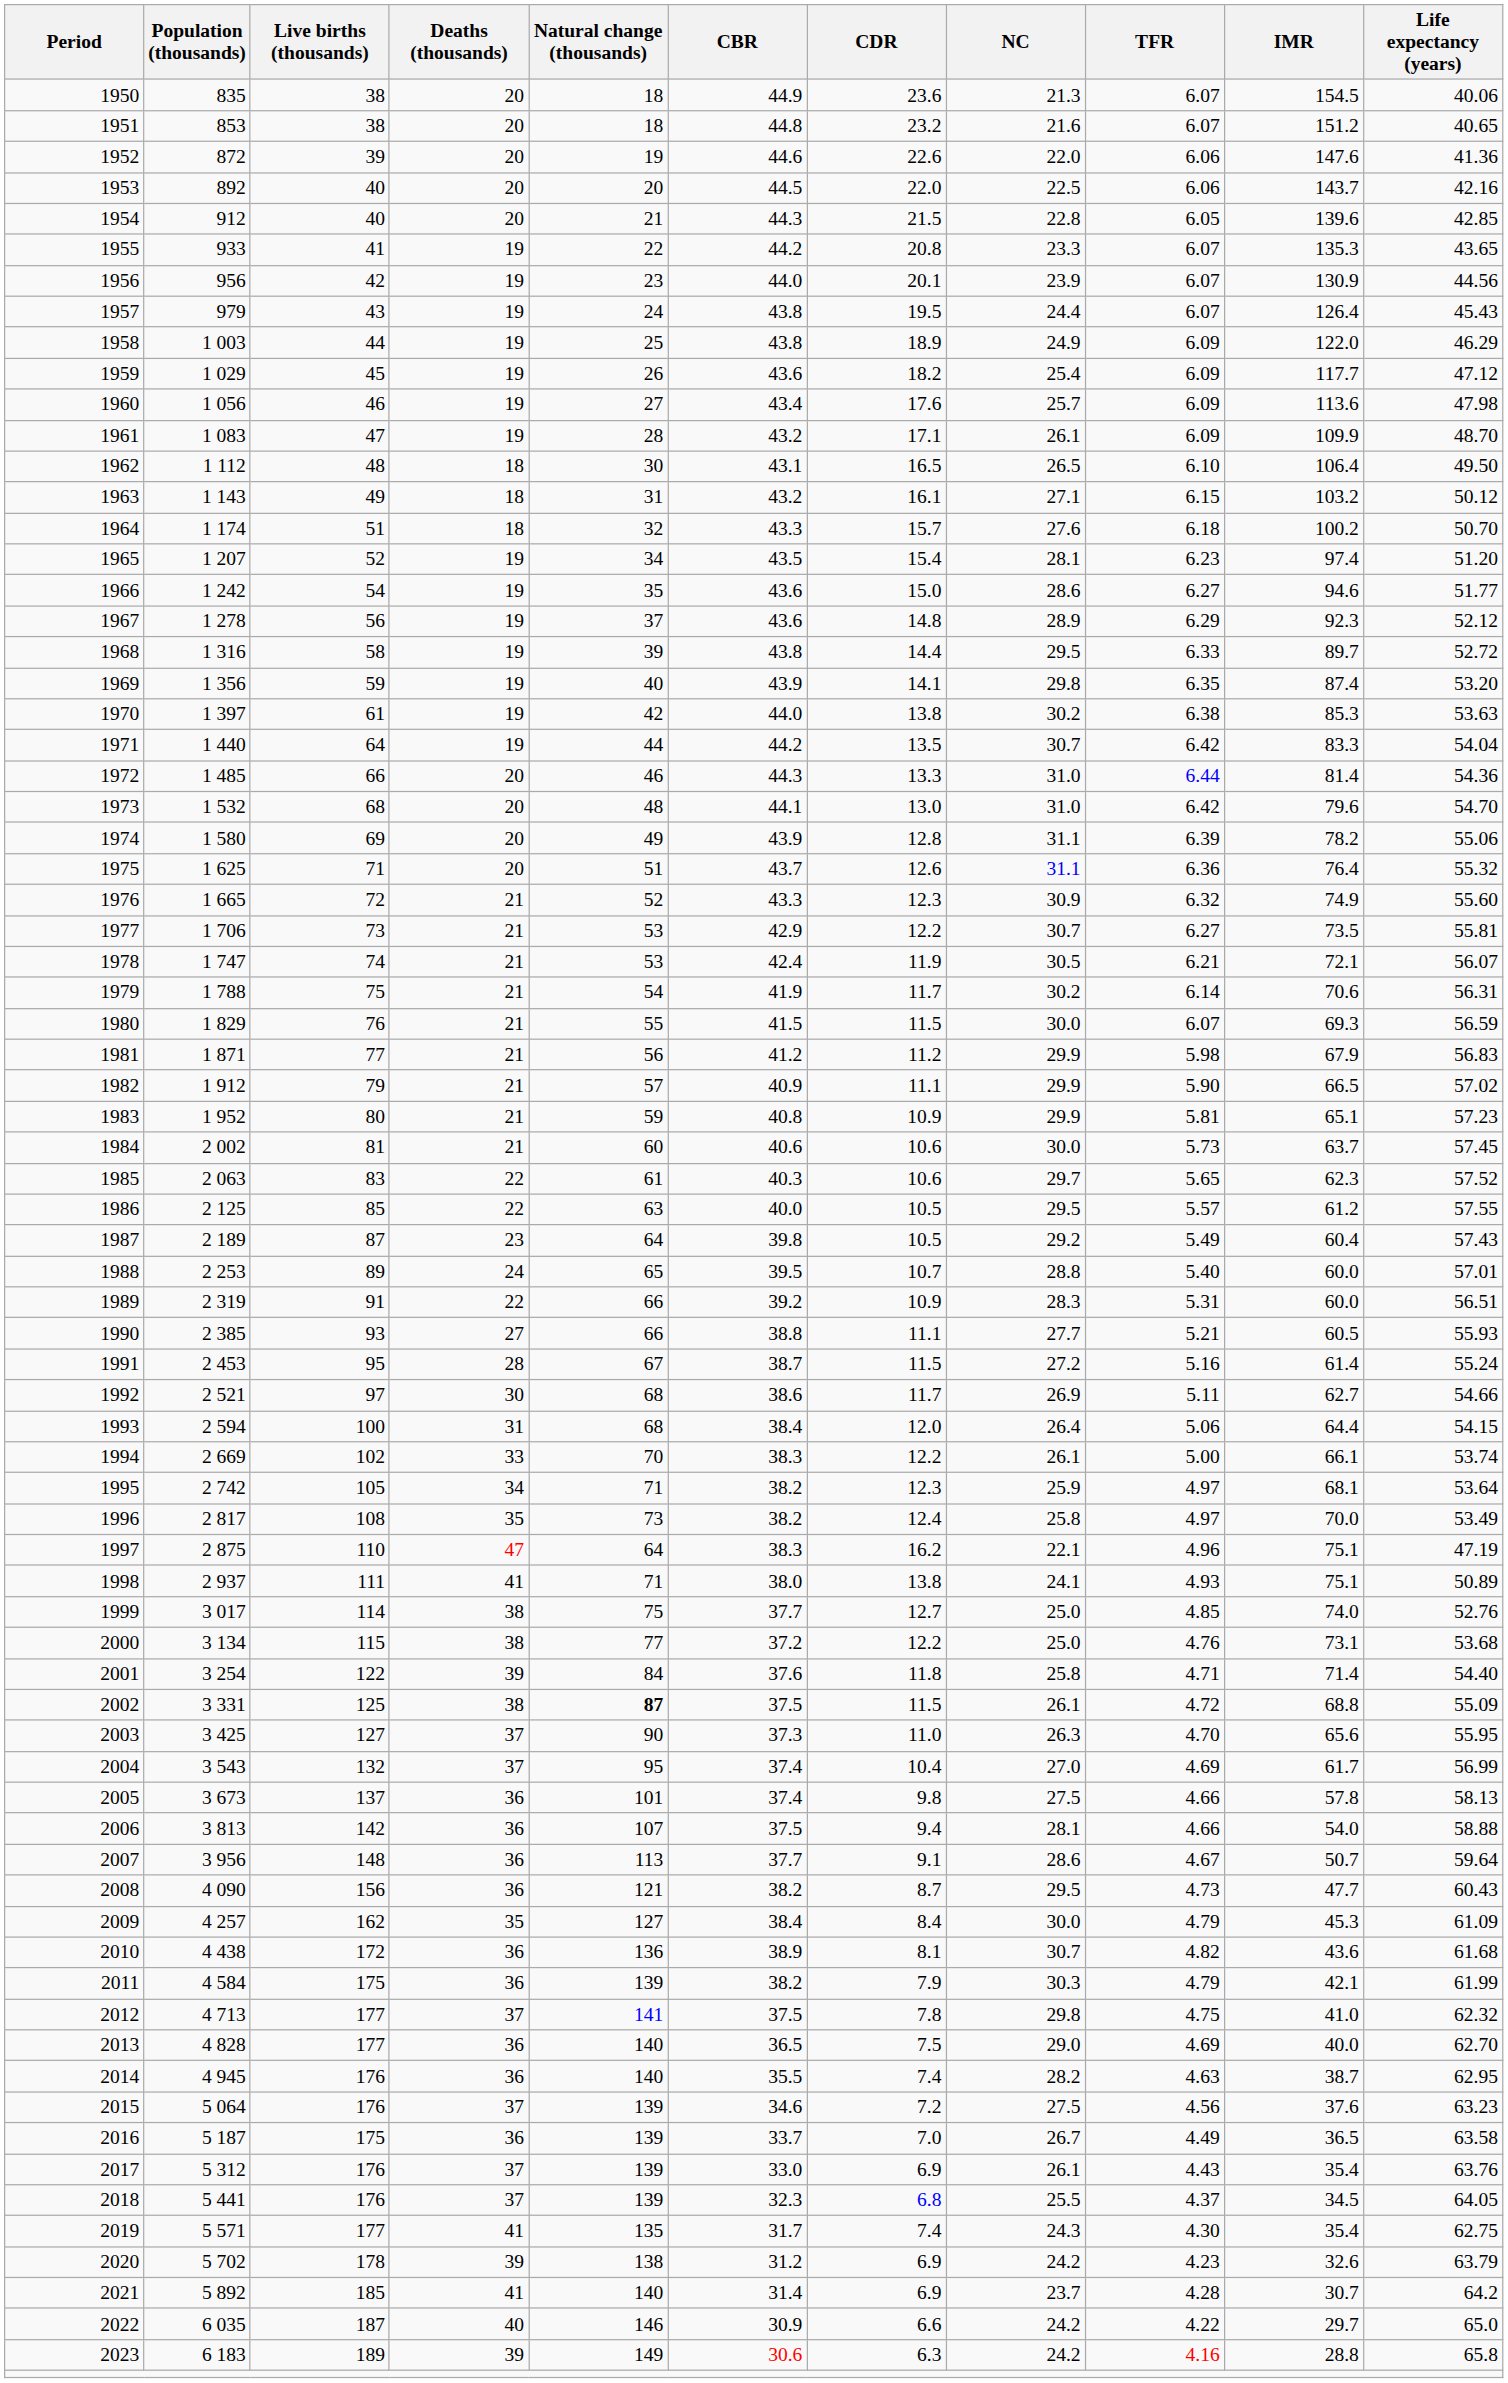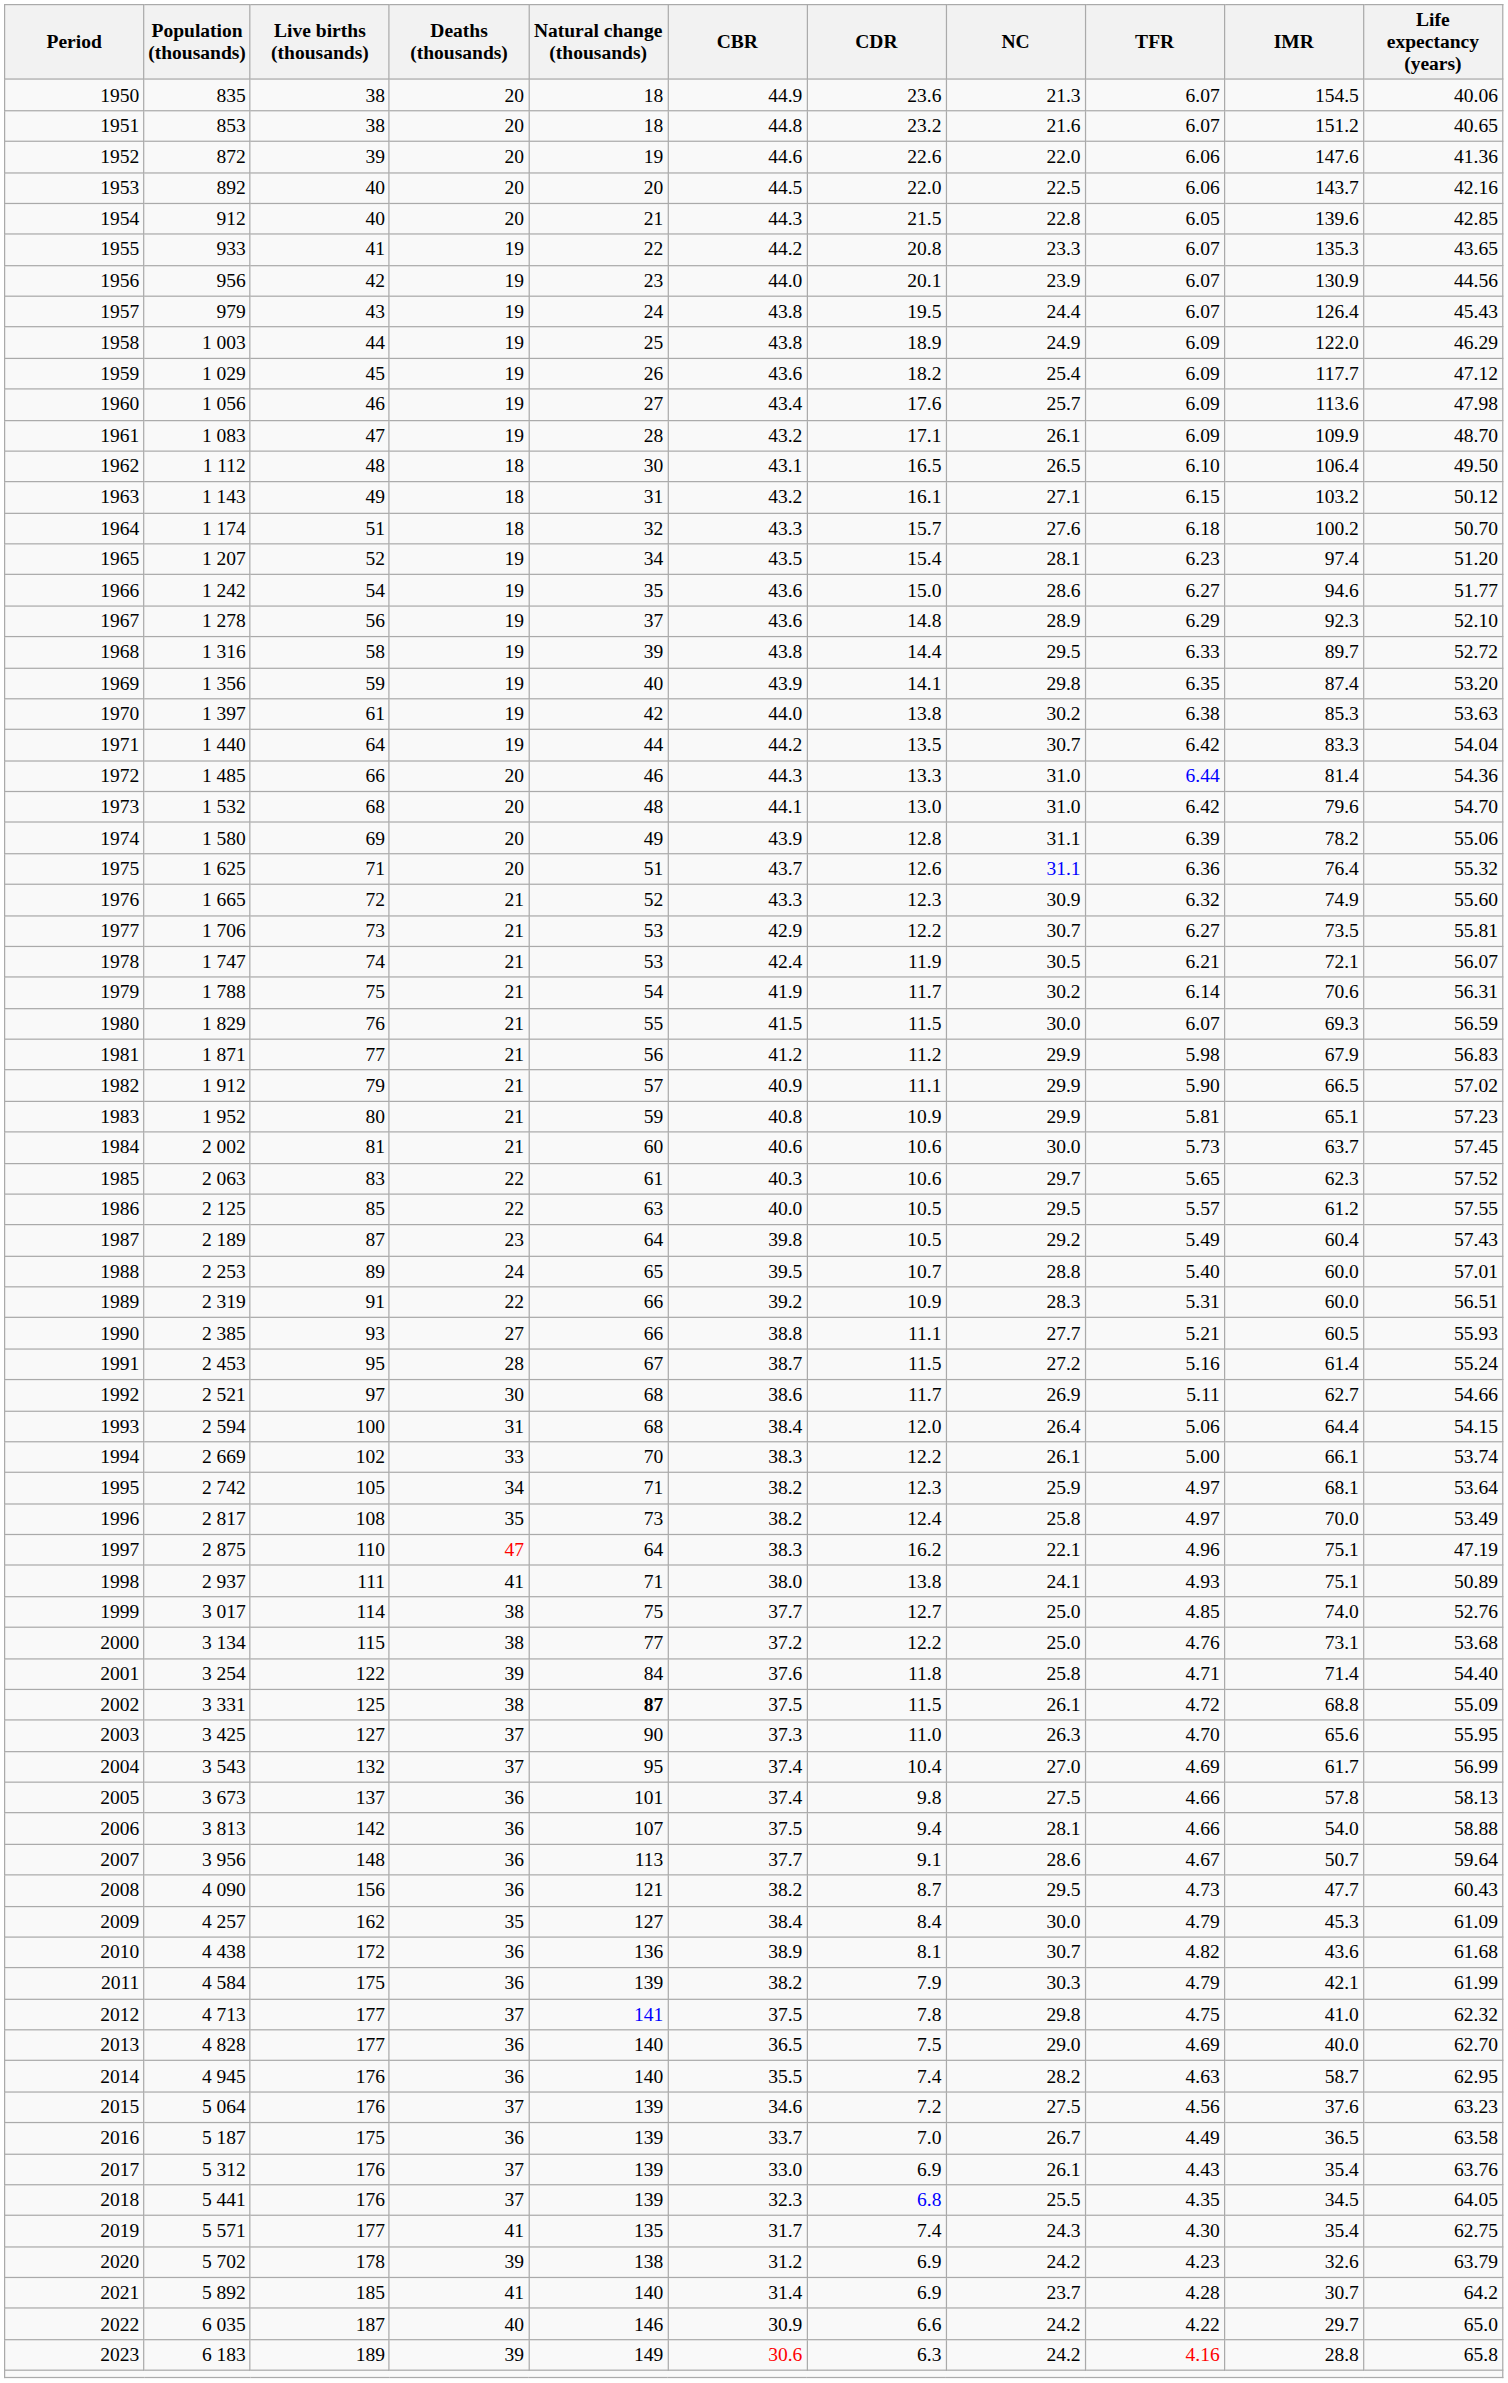(1476, 621) 52.12 -> (1476, 621) 52.10
(1342, 2076) 38.7 -> (1342, 2076) 58.7
(1203, 2199) 4.37 -> (1203, 2199) 4.35
